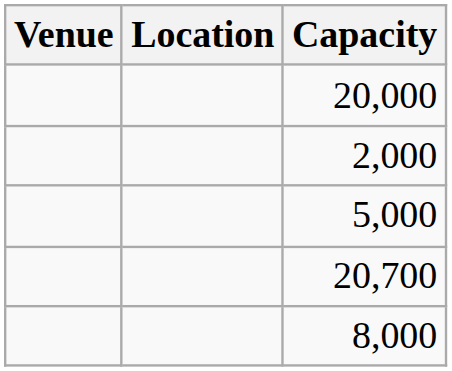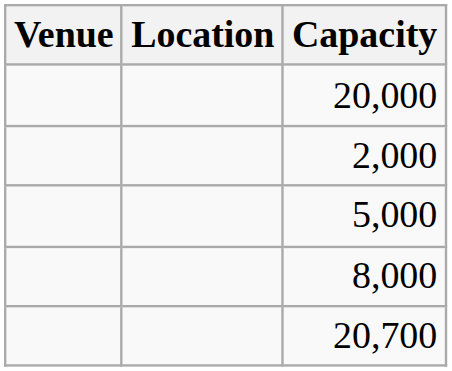rows swapped: (385, 275) <-> (395, 335)
